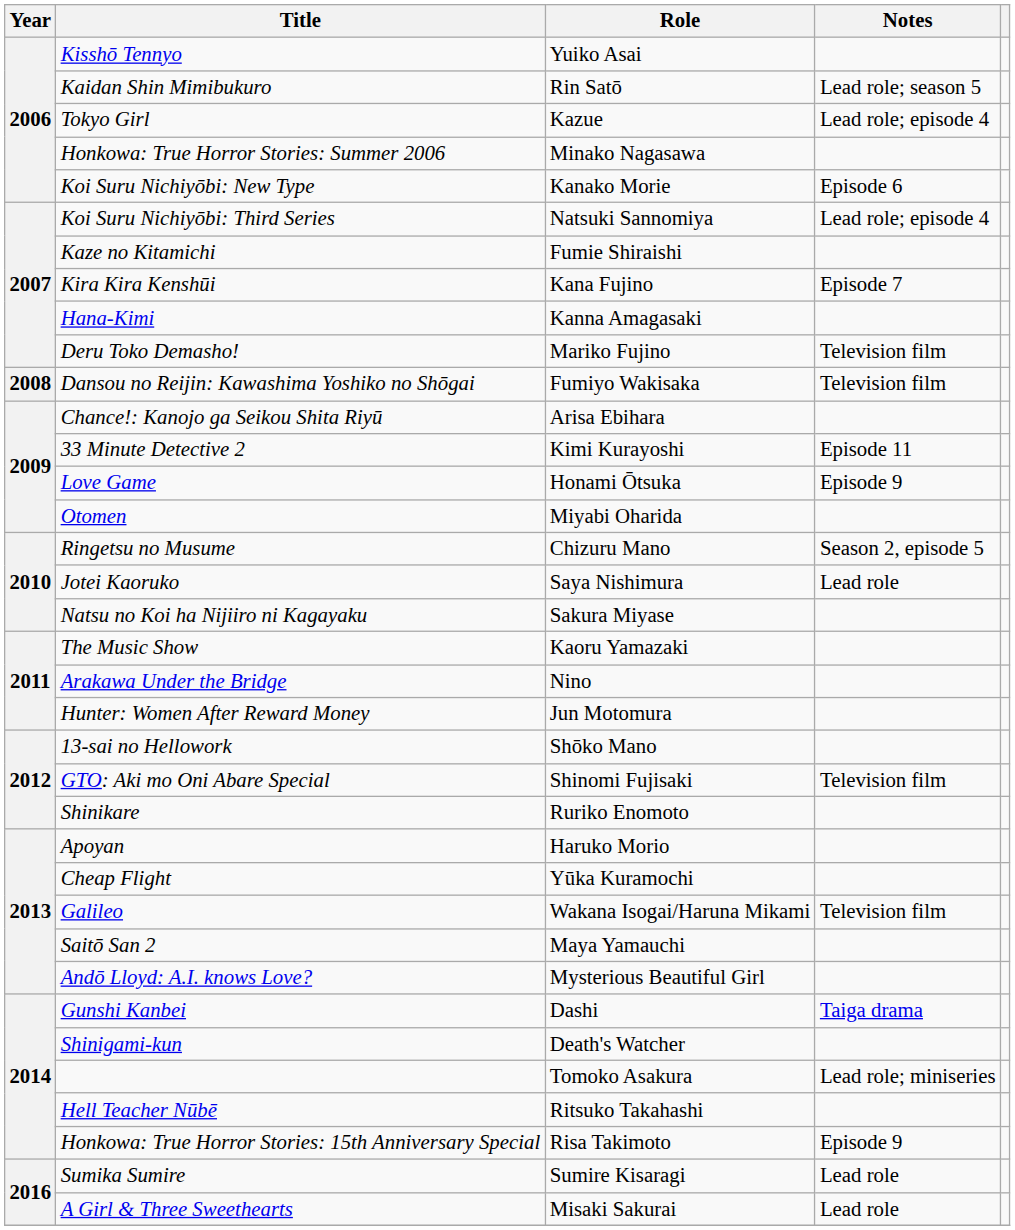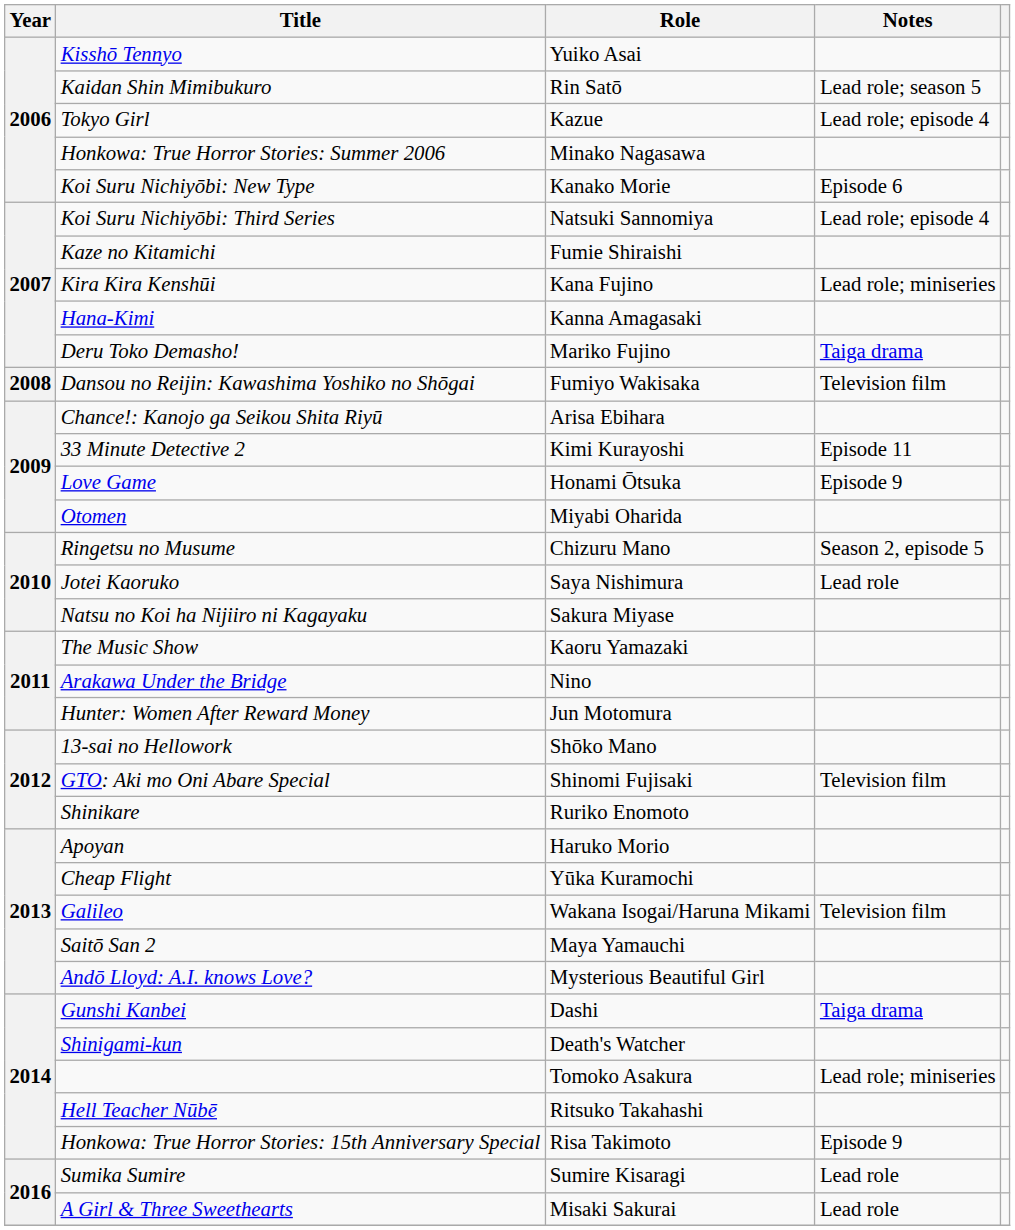(861, 284) Episode 7 -> (908, 284) Lead role; miniseries
(883, 350) Television film -> (871, 350) Taiga drama
